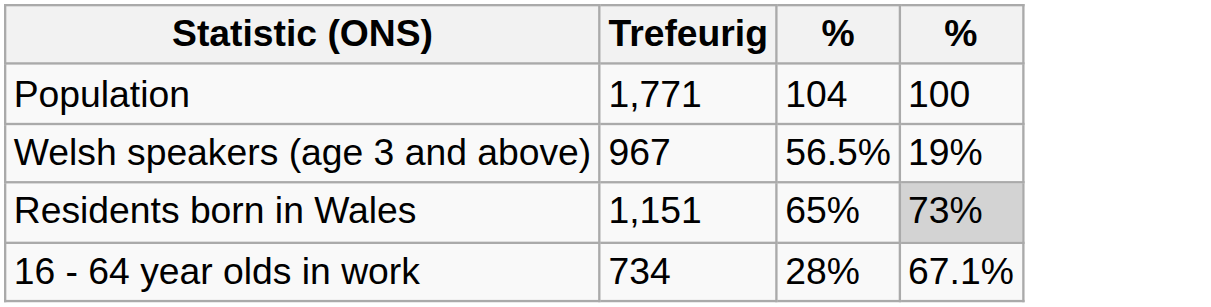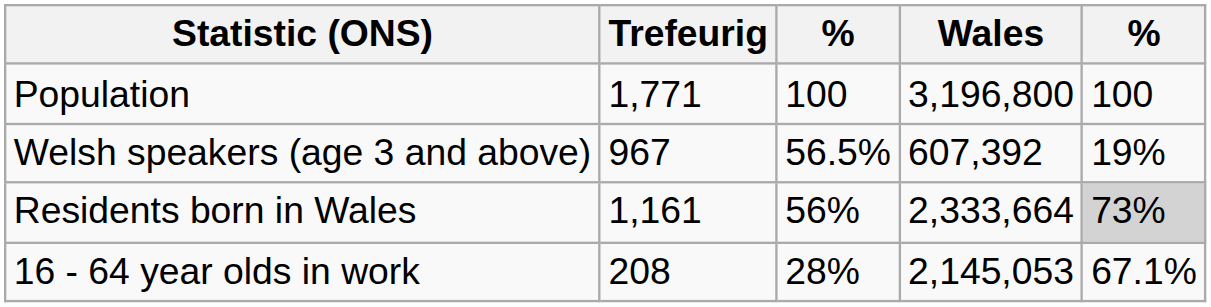+ column: (991, 34)
(816, 93) 104 -> (816, 93) 100
(655, 211) 1,151 -> (655, 211) 1,161
(822, 211) 65% -> (822, 211) 56%
(640, 270) 734 -> (640, 270) 208
